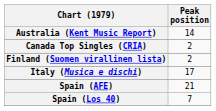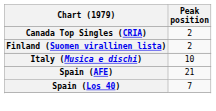- row: (86, 33)
(190, 73) 17 -> (190, 60) 10
